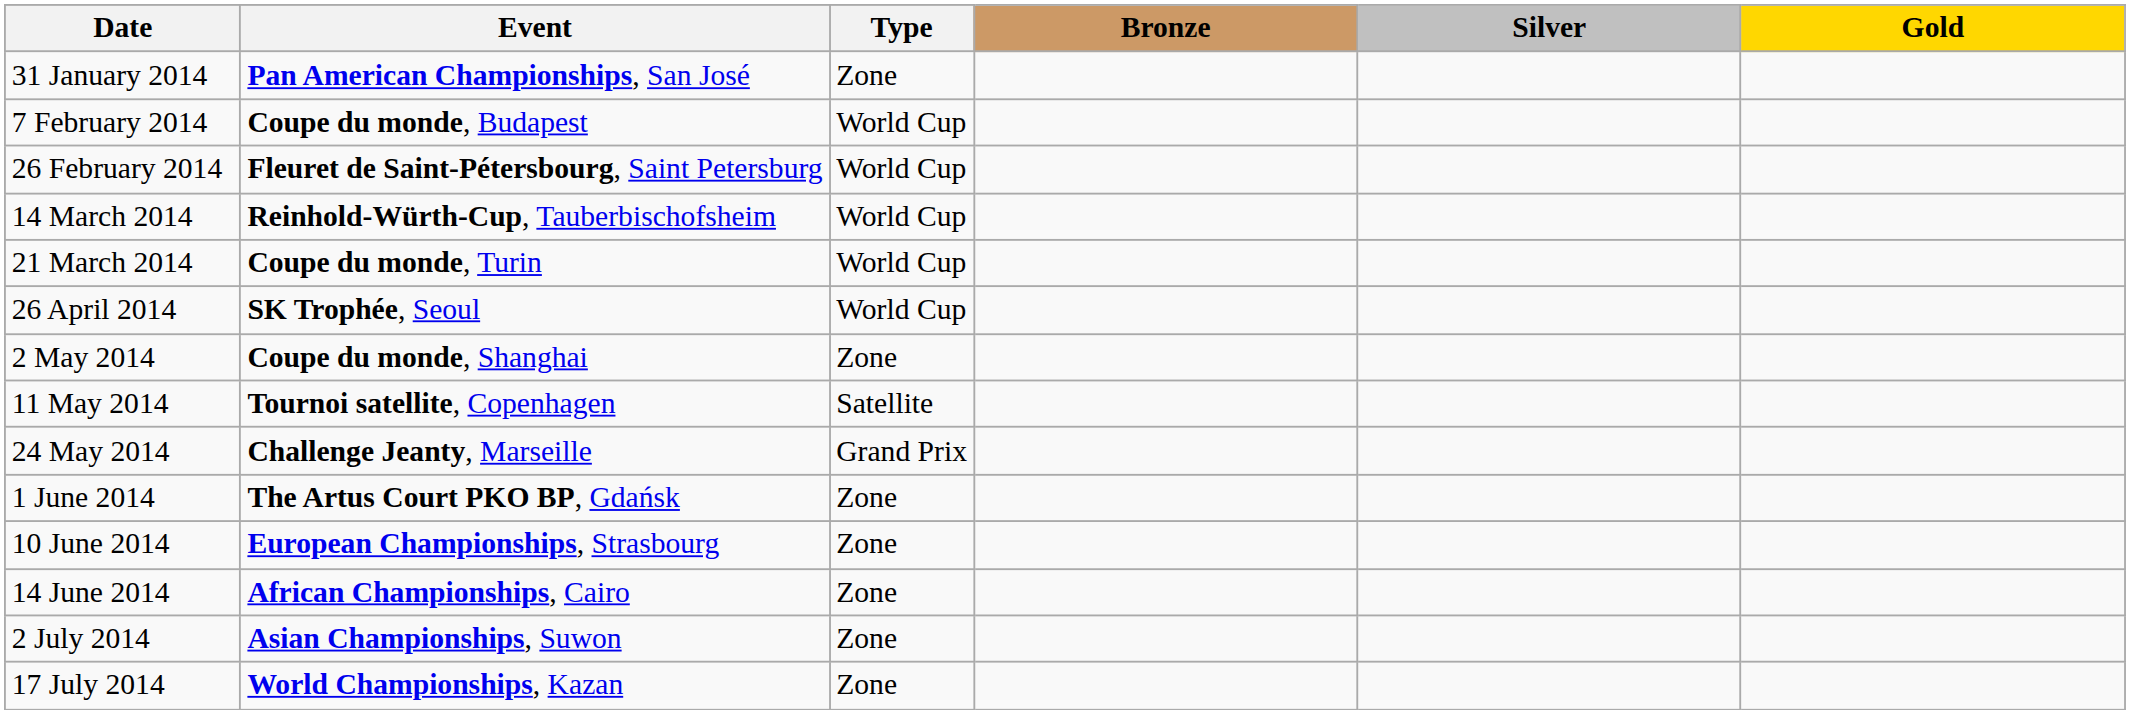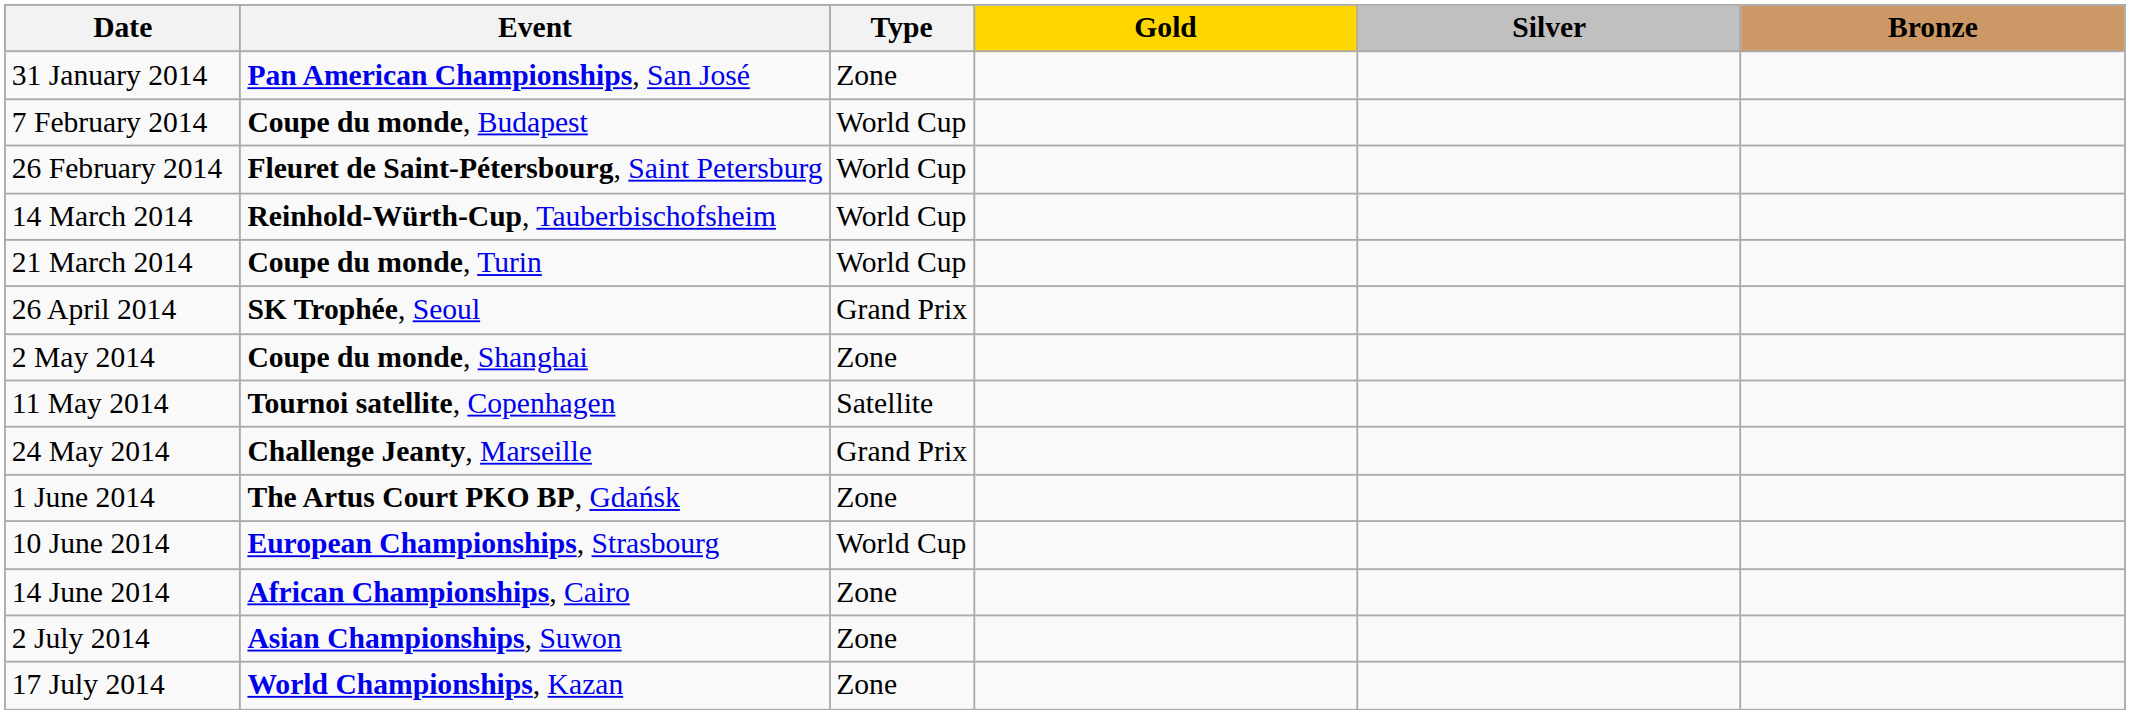columns swapped: (1933, 27) <-> (1166, 27)
(901, 309) World Cup -> (902, 309) Grand Prix
(867, 544) Zone -> (901, 544) World Cup
